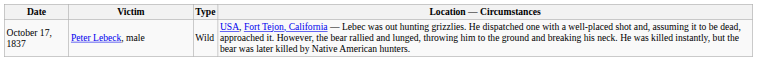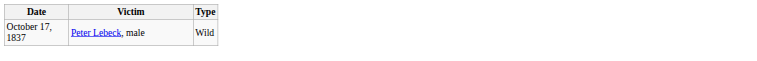- column: (485, 12)
